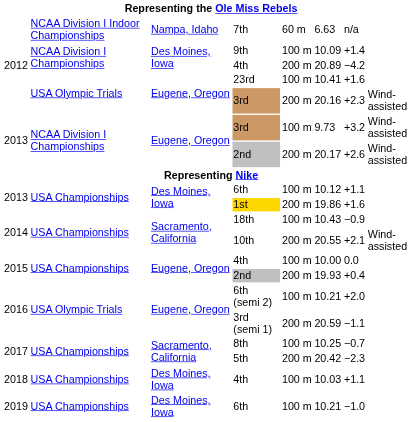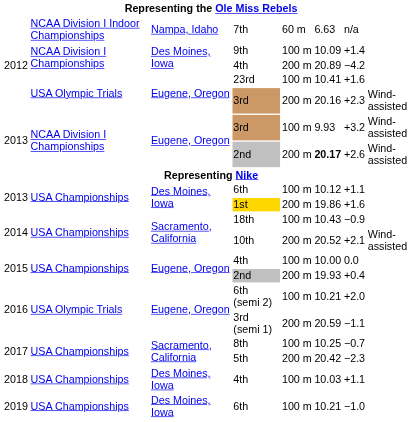(325, 127) 9.73 -> (325, 127) 9.93
(328, 154) normal -> (328, 154) bold
(328, 240) 20.55 -> (328, 240) 20.52
